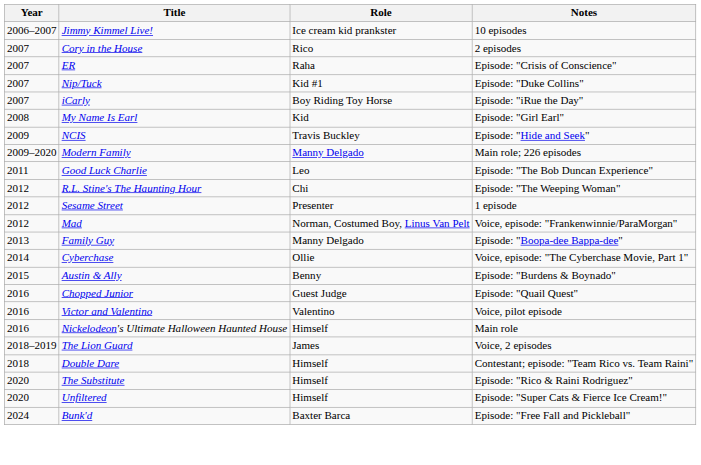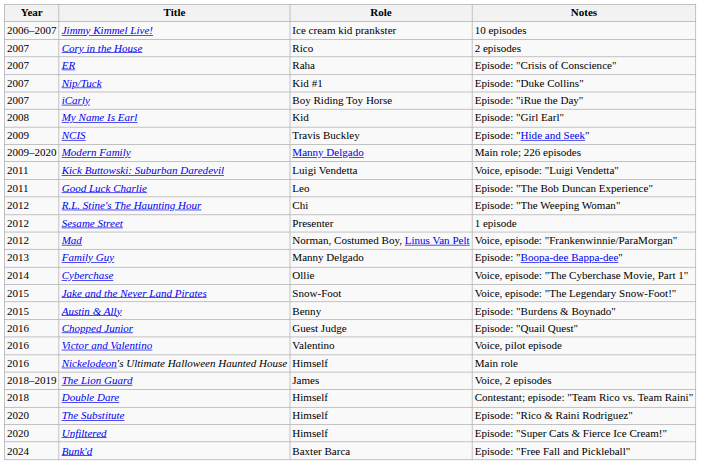+ row: (143, 170)
+ row: (134, 293)
